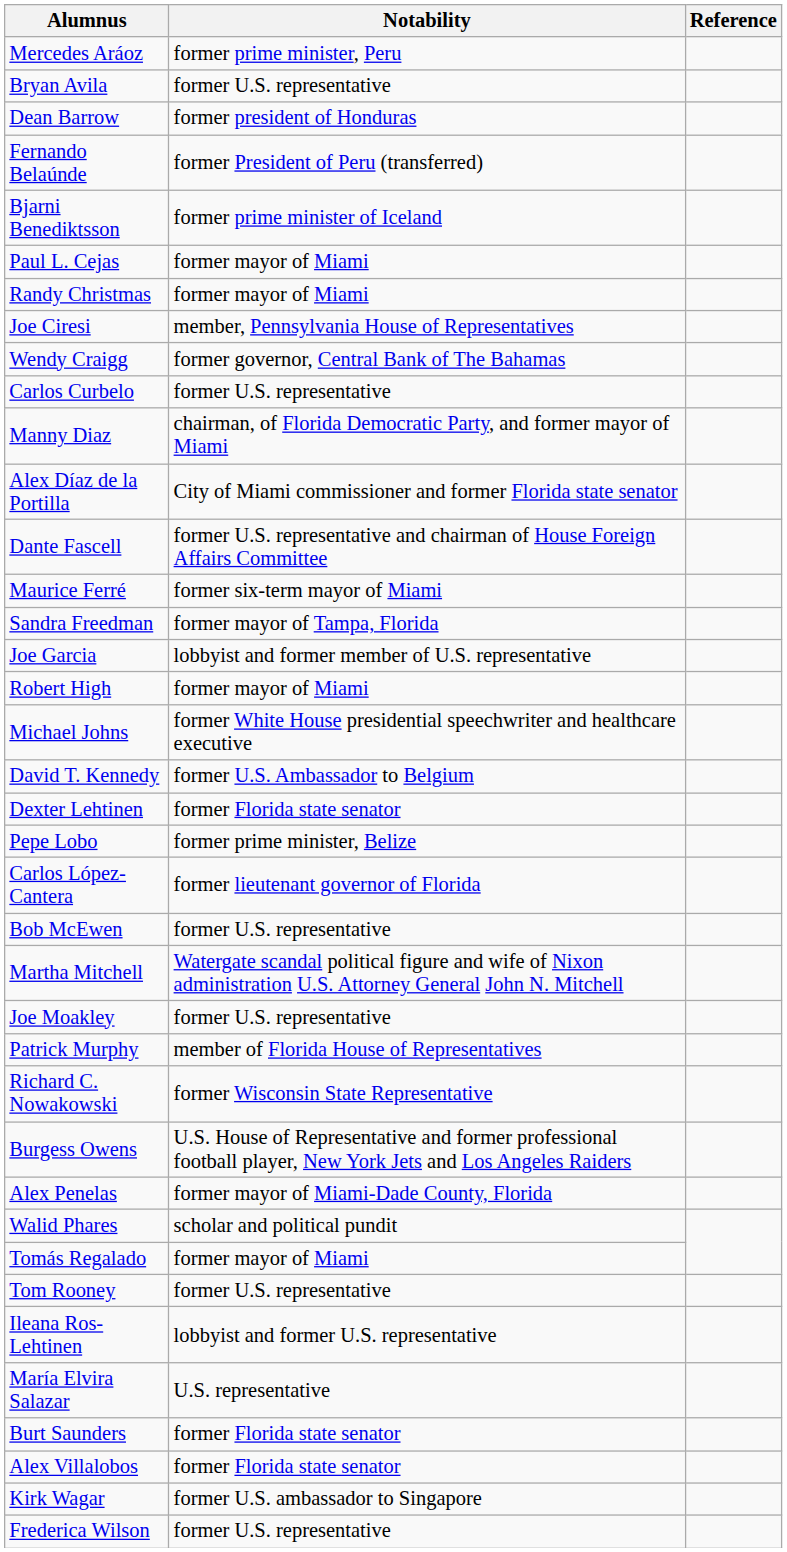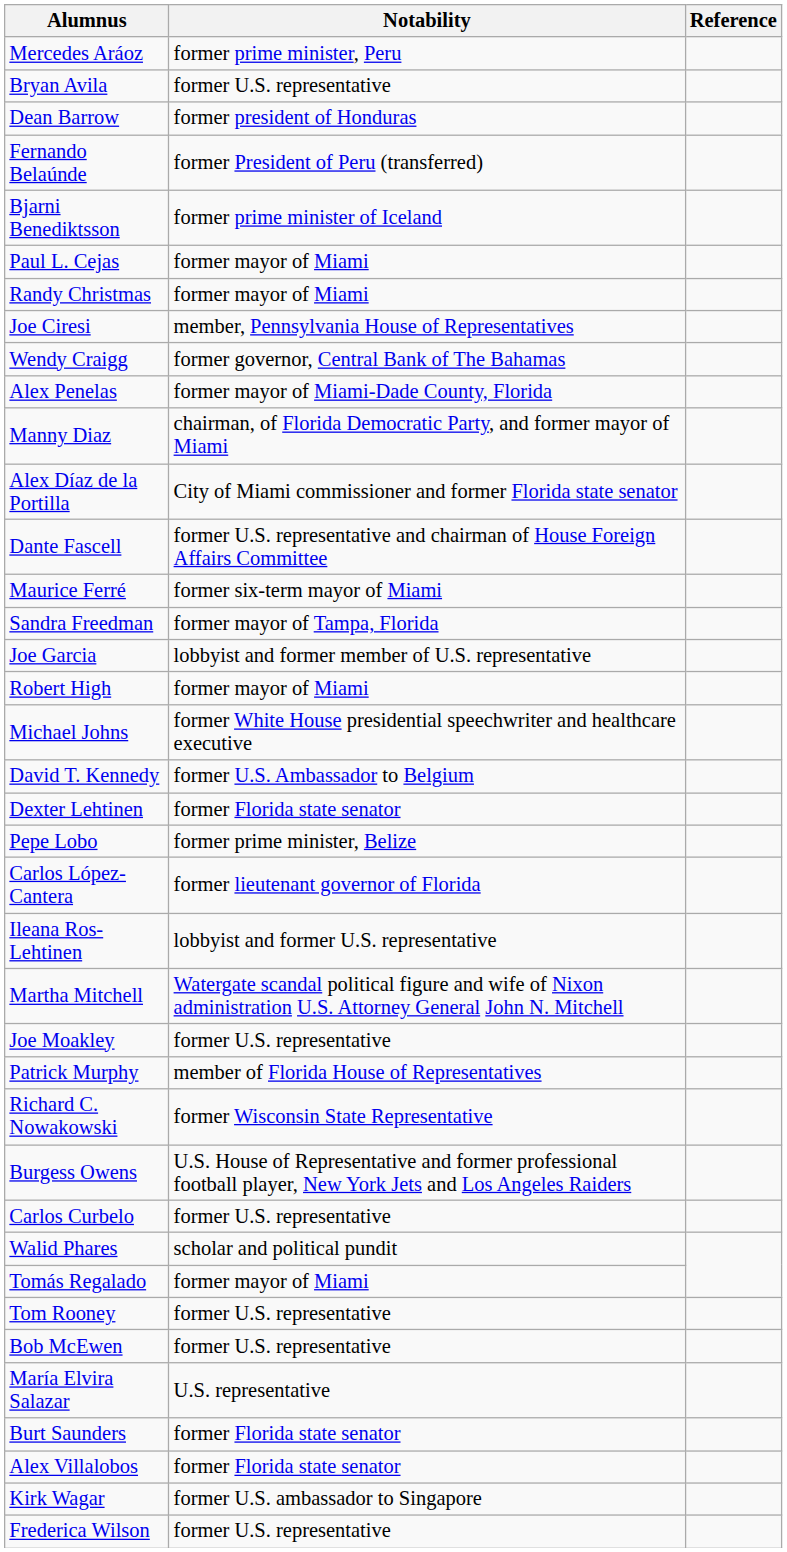rows swapped: (72, 391) <-> (63, 1193)
rows swapped: (66, 929) <-> (56, 1334)
